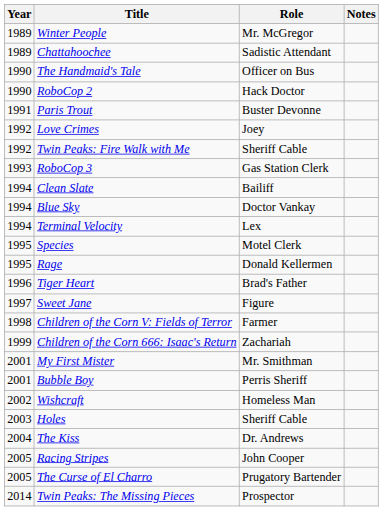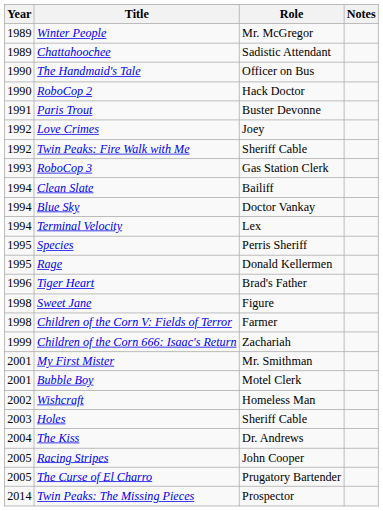(272, 245) Motel Clerk -> (275, 245) Perris Sheriff
(19, 303) 1997 -> (19, 303) 1998
(275, 380) Perris Sheriff -> (272, 380) Motel Clerk
